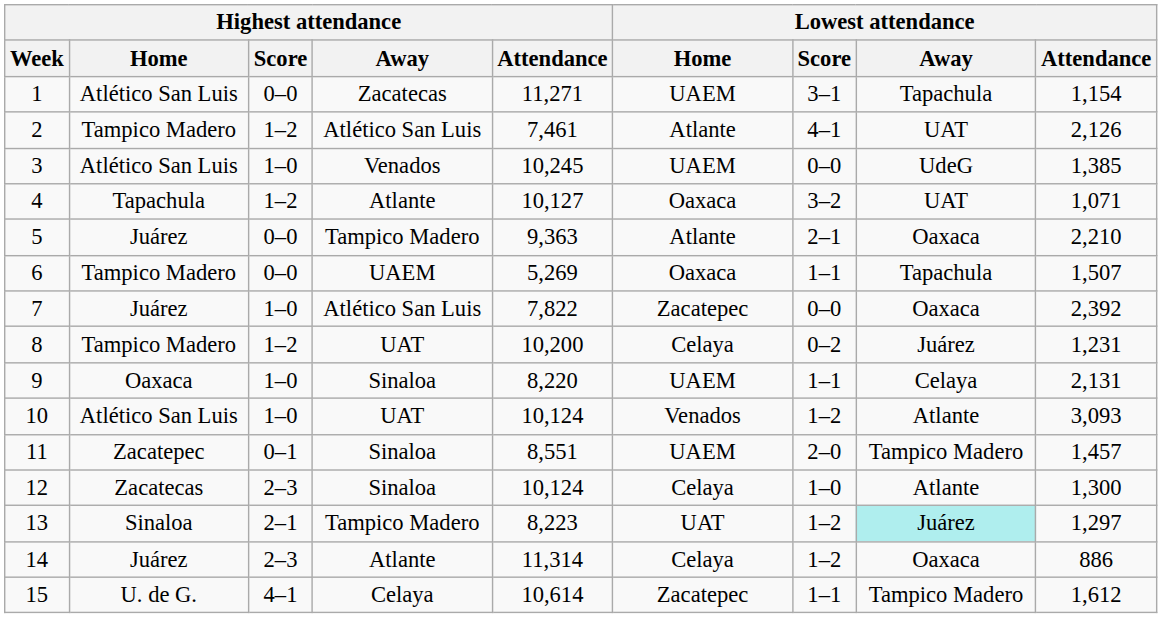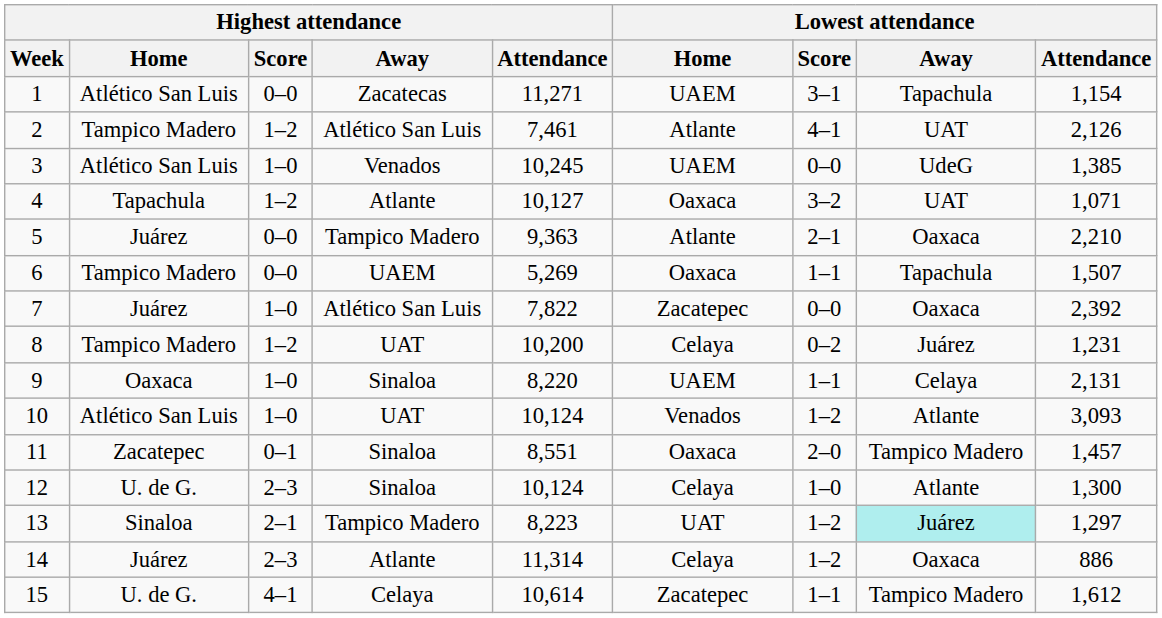(703, 451) UAEM -> (703, 451) Oaxaca
(159, 487) Zacatecas -> (159, 487) U. de G.
